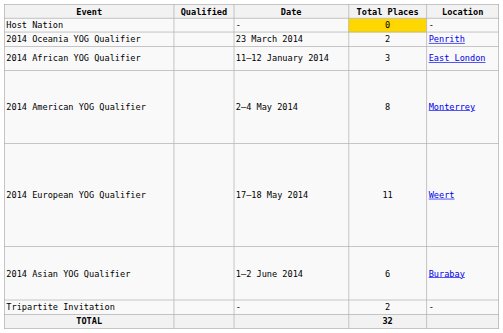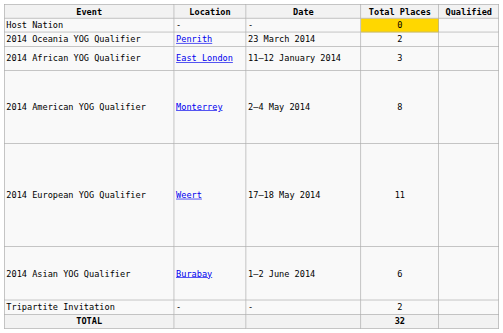columns swapped: (463, 11) <-> (204, 11)
